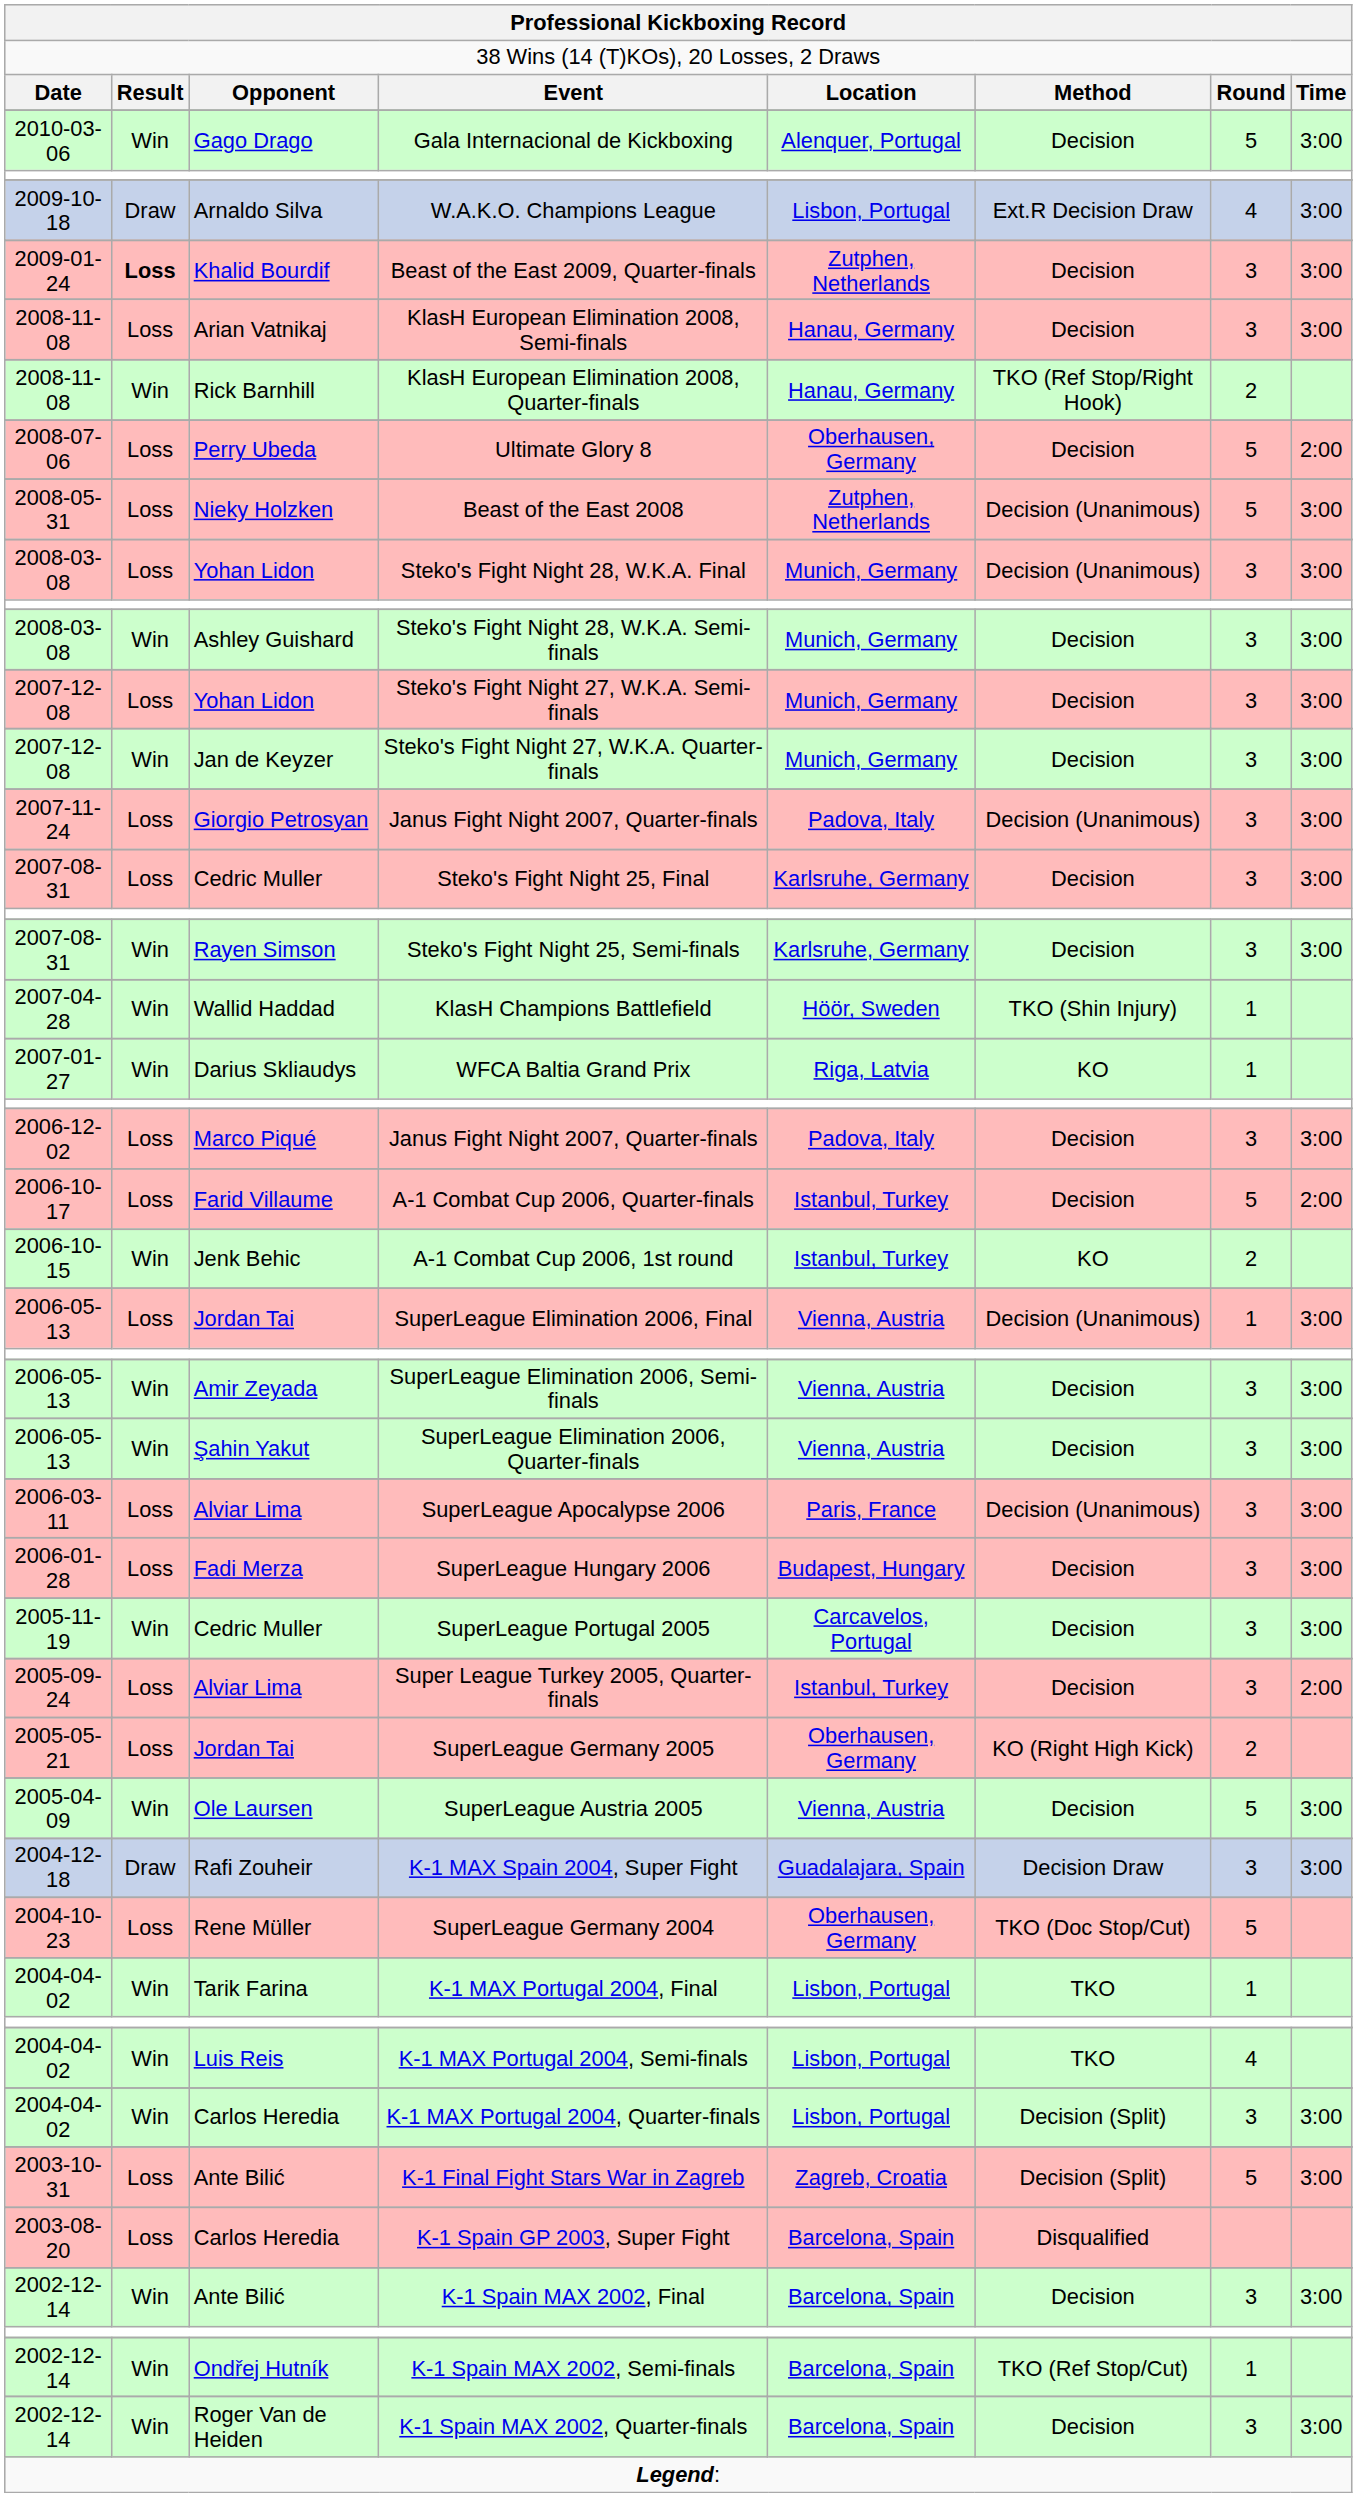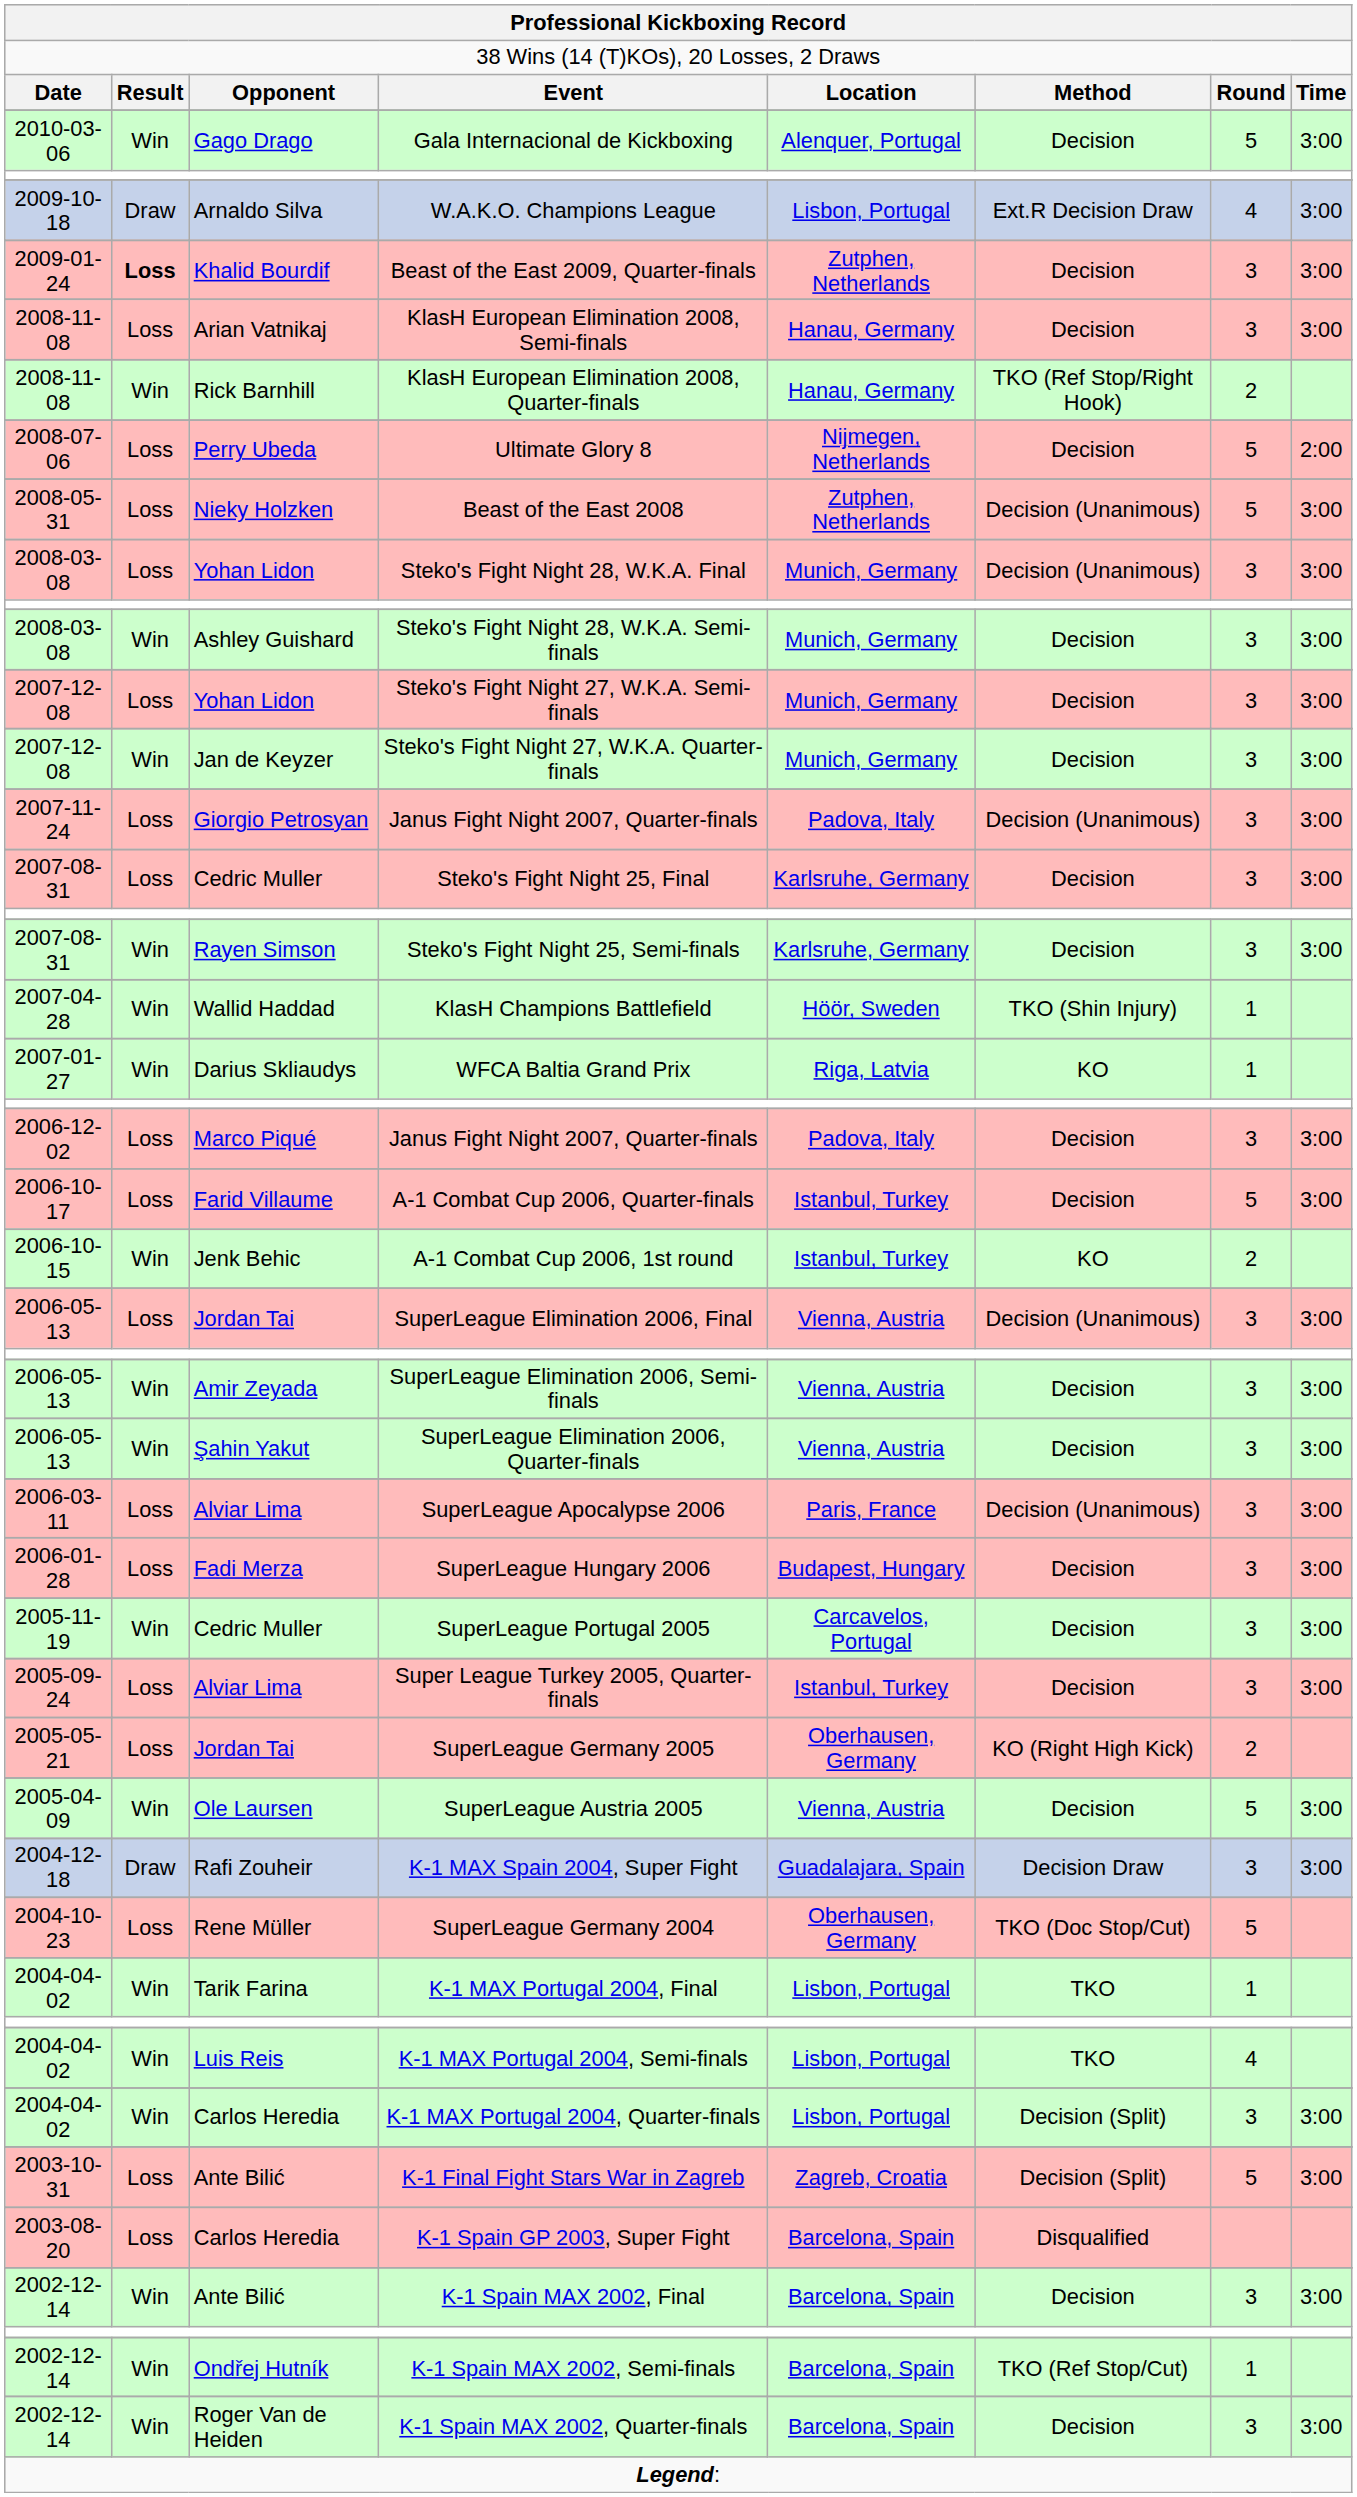(871, 450) Oberhausen, Germany -> (871, 450) Nijmegen, Netherlands
(1321, 1199) 2:00 -> (1321, 1199) 3:00
(1251, 1319) 1 -> (1251, 1319) 3
(1321, 1688) 2:00 -> (1321, 1688) 3:00
